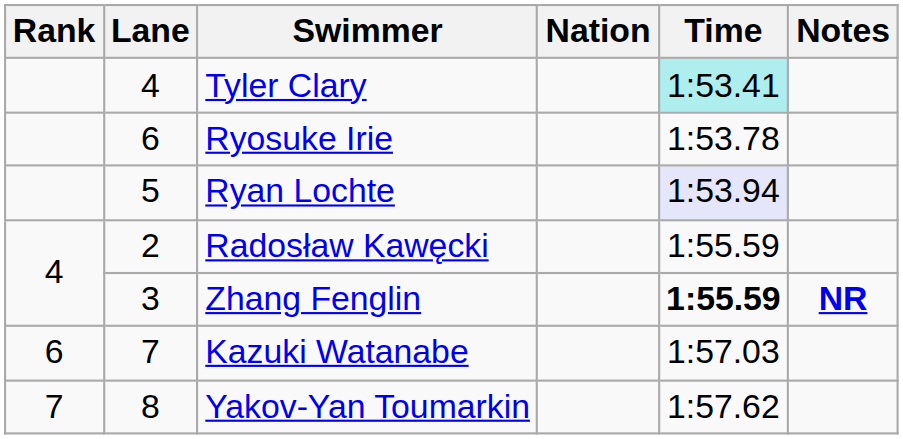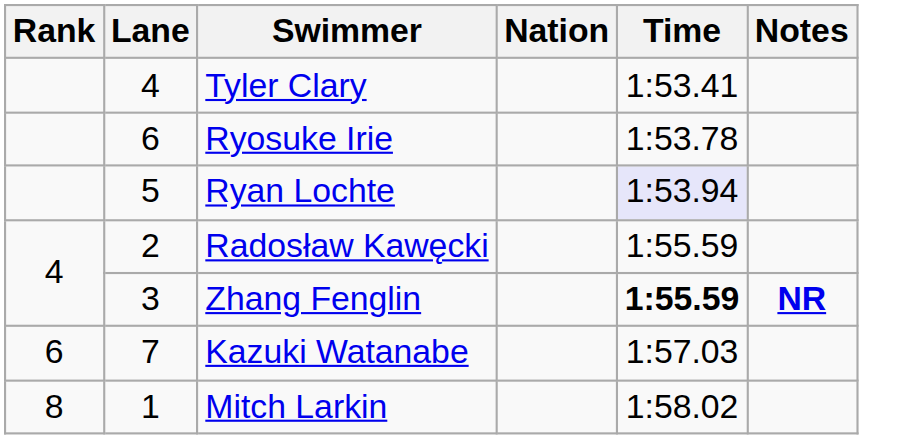(723, 84) paleturquoise background -> (682, 84) no background
- row: (368, 406)
+ row: (296, 406)
